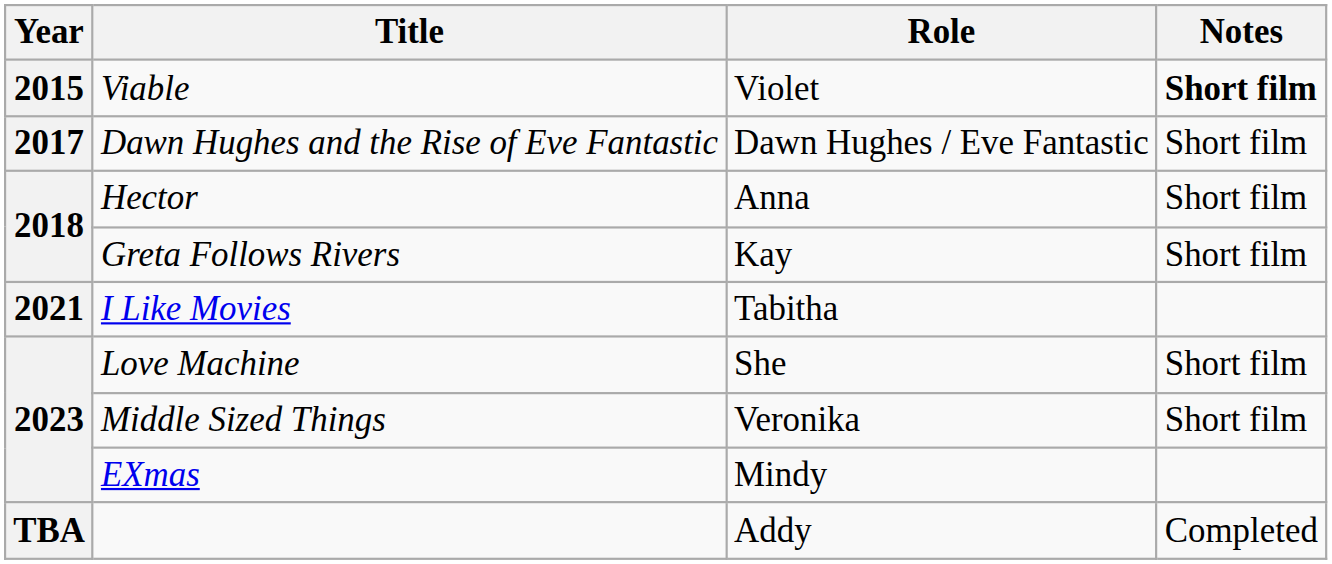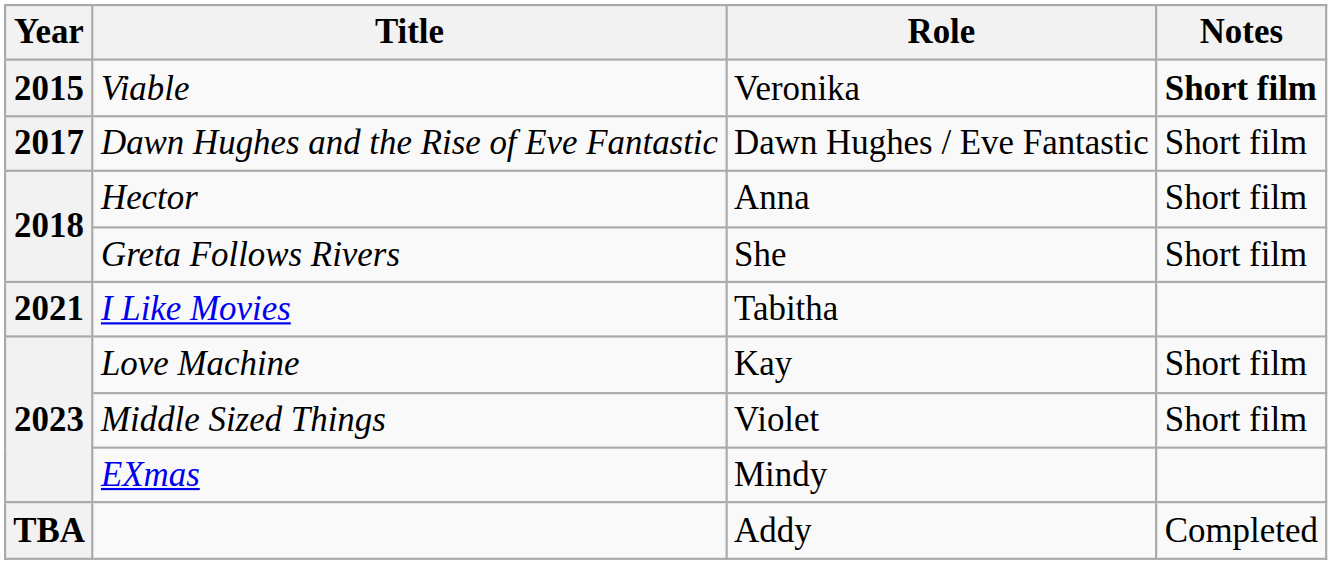(777, 87) Violet -> (797, 87) Veronika
(763, 253) Kay -> (760, 253) She
(760, 364) She -> (763, 364) Kay
(797, 419) Veronika -> (777, 419) Violet
